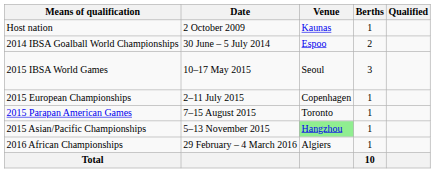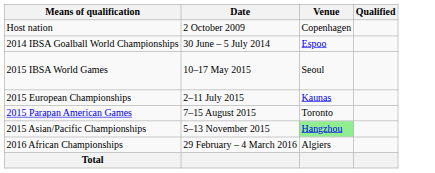- column: (370, 12)
(316, 28) Kaunas -> (326, 28) Copenhagen
(326, 97) Copenhagen -> (316, 97) Kaunas
